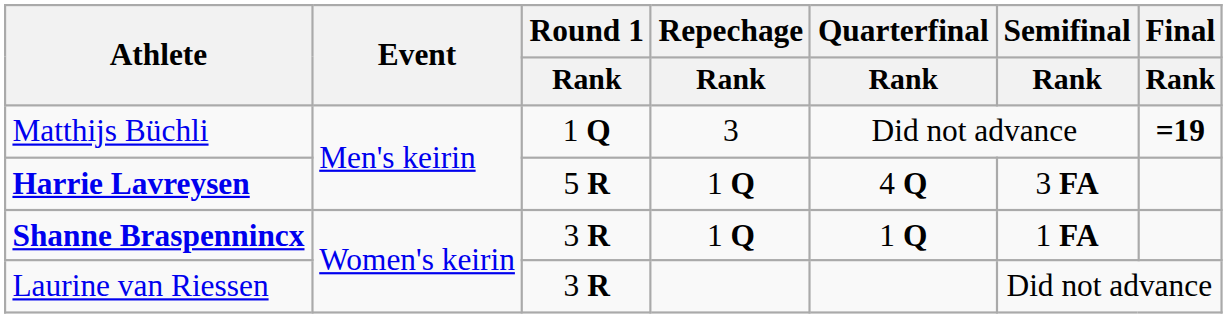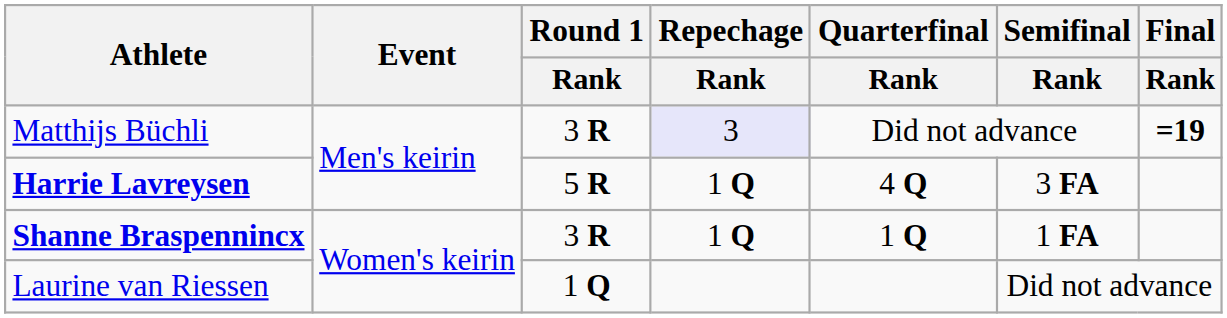(587, 131) 1 Q -> (587, 131) 3 R
(731, 131) no background -> (731, 131) lavender background
(587, 286) 3 R -> (587, 286) 1 Q
